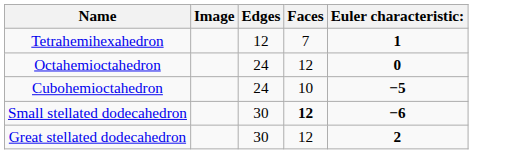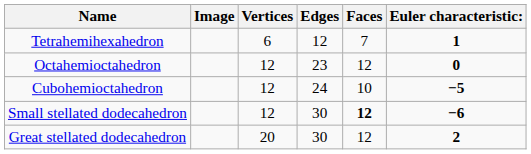+ column: (267, 16)
(261, 64) 24 -> (320, 64) 23
